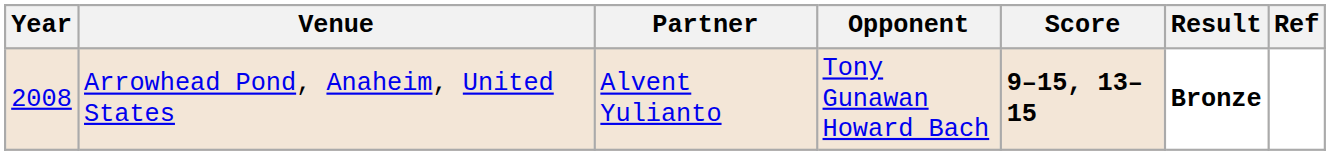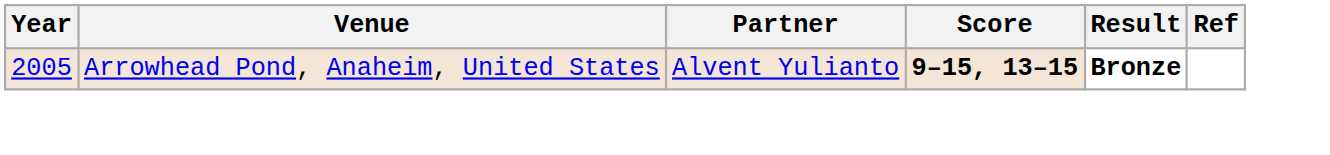- column: (908, 26)
(41, 99) 2008 -> (41, 68) 2005
